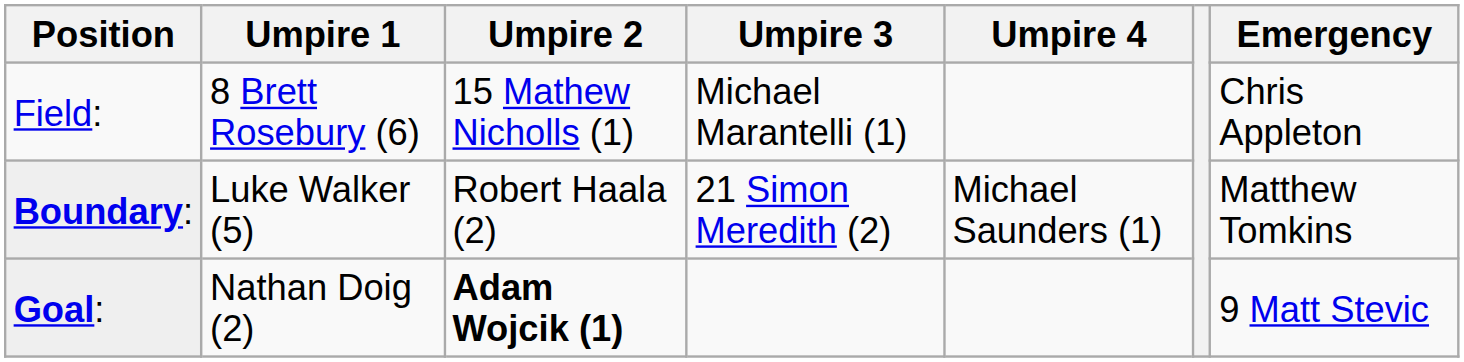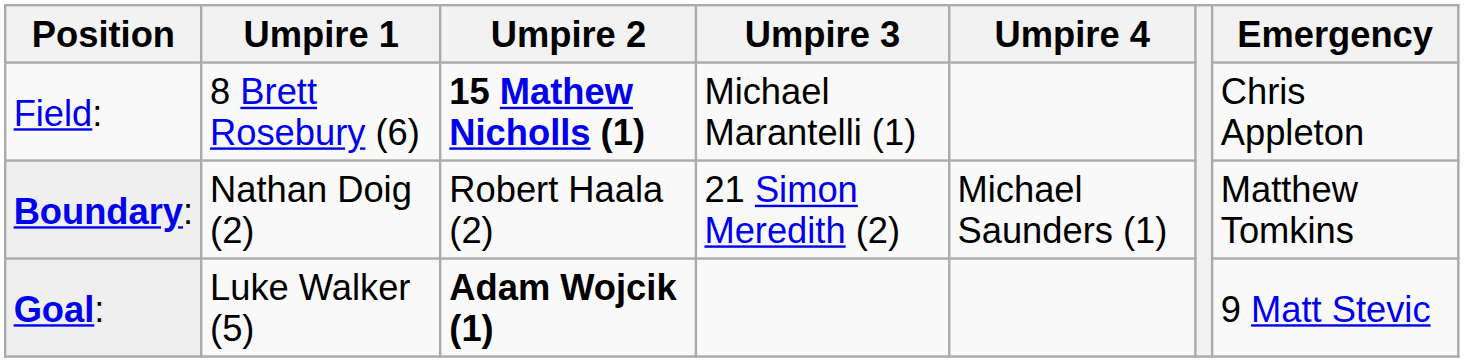(543, 112) normal -> (547, 112) bold
(310, 210) Luke Walker (5) -> (311, 210) Nathan Doig (2)
(311, 308) Nathan Doig (2) -> (310, 308) Luke Walker (5)
